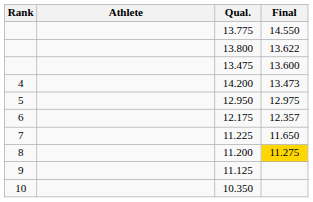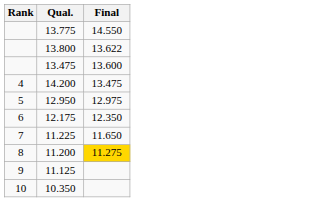- column: (126, 13)
(284, 83) 13.473 -> (107, 83) 13.475
(284, 118) 12.357 -> (107, 118) 12.350
